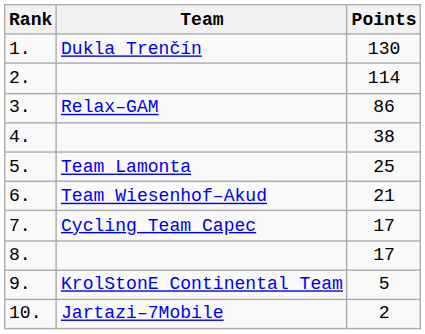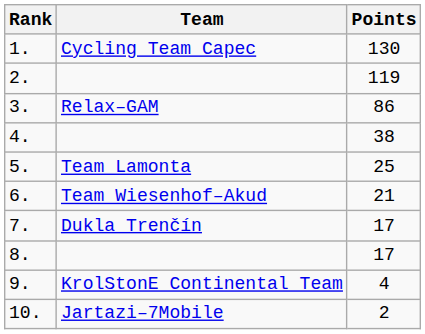(131, 49) Dukla Trenčín -> (159, 49) Cycling Team Capec
(384, 78) 114 -> (384, 78) 119
(159, 226) Cycling Team Capec -> (131, 226) Dukla Trenčín
(384, 284) 5 -> (384, 284) 4
